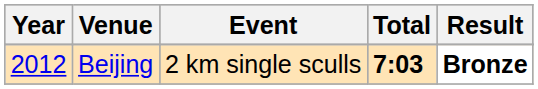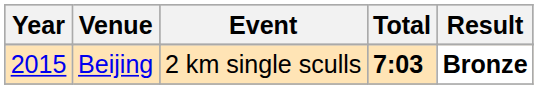(39, 65) 2012 -> (39, 65) 2015
